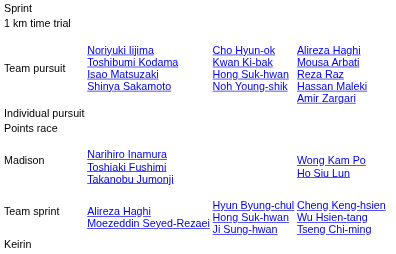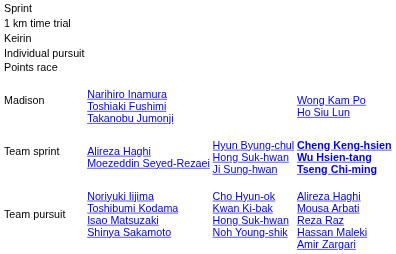rows swapped: (18, 245) <-> (35, 68)
(341, 218) normal -> (344, 157) bold
